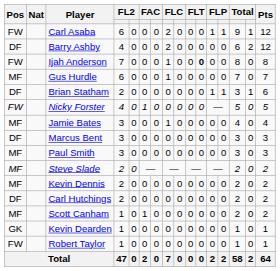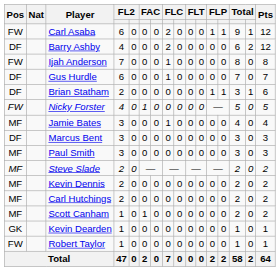(201, 62) bold -> (201, 62) normal
(15, 77) MF -> (15, 77) DF
(15, 198) DF -> (15, 198) MF
